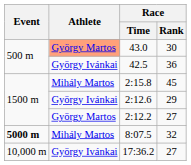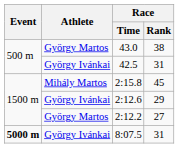(84, 48) lightsalmon background -> (76, 48) no background
(171, 48) 30 -> (159, 48) 38
(171, 65) 36 -> (159, 65) 31
(83, 134) Mihály Martos -> (77, 134) György Ivánkai
(171, 134) 32 -> (159, 134) 31
- row: (138, 152)
